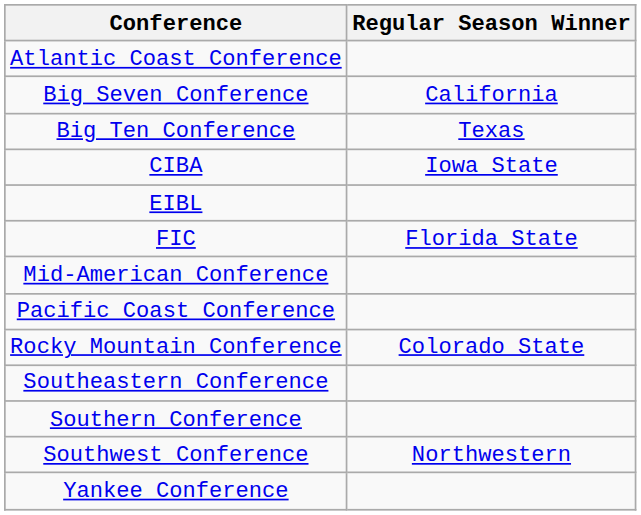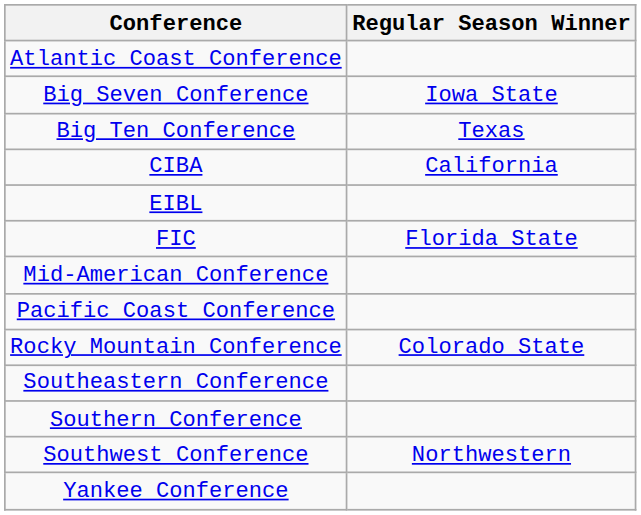(491, 95) California -> (491, 95) Iowa State
(491, 167) Iowa State -> (491, 167) California
